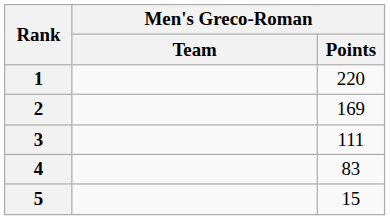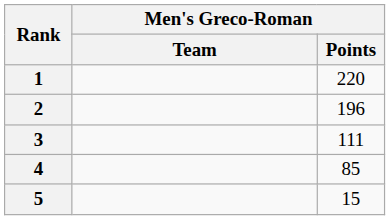(351, 109) 169 -> (351, 109) 196
(351, 169) 83 -> (351, 169) 85
